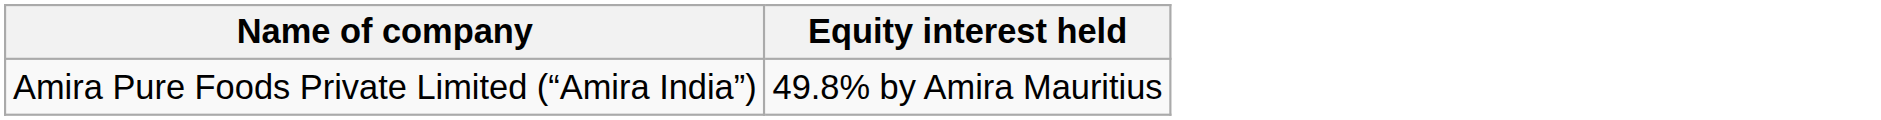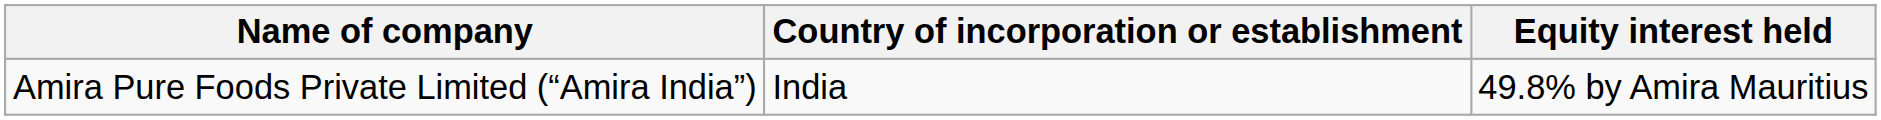+ column: (1117, 31)
